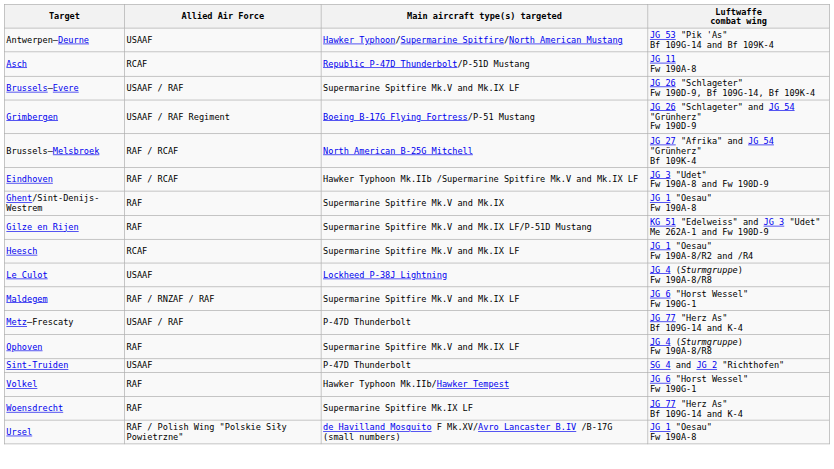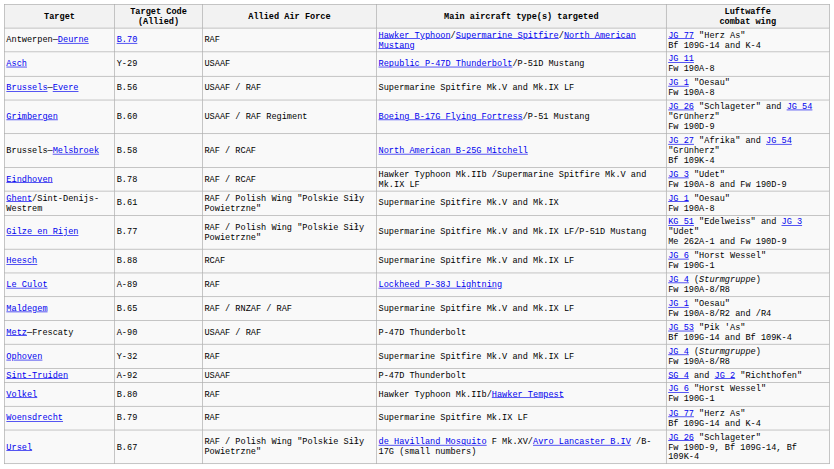+ column: (159, 16)
(140, 40) USAAF -> (212, 40) RAF
(712, 40) JG 53 "Pik 'As" Bf 109G-14 and Bf 109K-4 -> (715, 40) JG 77 "Herz As" Bf 109G-14 and K-4
(137, 64) RCAF -> (217, 64) USAAF
(733, 88) JG 26 "Schlageter" Fw 190D-9, Bf 109G-14, Bf 109K-4 -> (699, 88) JG 1 "Oesau" Fw 190A-8
(134, 203) RAF -> (284, 203) RAF / Polish Wing "Polskie Siły Powietrzne"
(134, 227) RAF -> (284, 232) RAF / Polish Wing "Polskie Siły Powietrzne"
(702, 251) JG 1 "Oesau" Fw 190A-8/R2 and /R4 -> (717, 261) JG 6 "Horst Wessel" Fw 190G-1
(140, 275) USAAF -> (212, 285) RAF
(699, 299) JG 6 "Horst Wessel" Fw 190G-1 -> (720, 309) JG 1 "Oesau" Fw 190A-8/R2 and /R4
(696, 323) JG 77 "Herz As" Bf 109G-14 and K-4 -> (730, 333) JG 53 "Pik 'As" Bf 109G-14 and Bf 109K-4
(681, 432) JG 1 "Oesau" Fw 190A-8 -> (733, 447) JG 26 "Schlageter" Fw 190D-9, Bf 109G-14, Bf 109K-4
